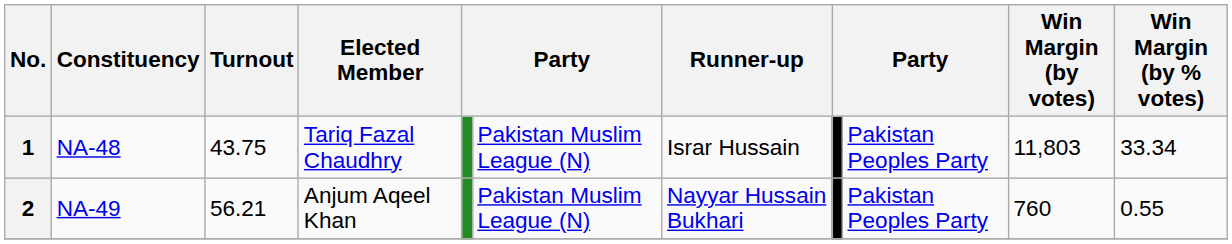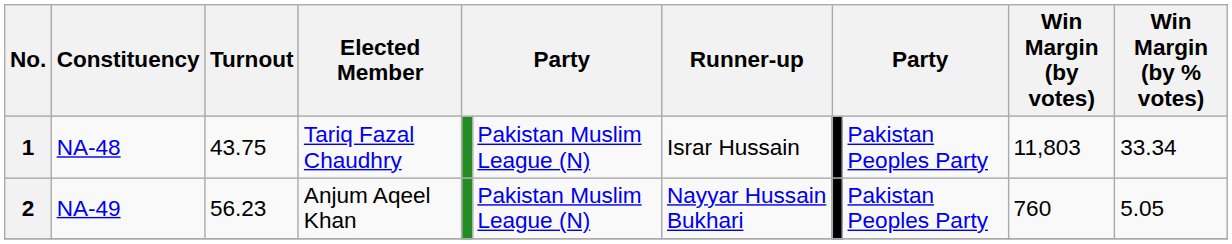(238, 208) 56.21 -> (238, 208) 56.23
(1142, 208) 0.55 -> (1142, 208) 5.05
